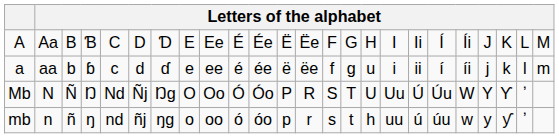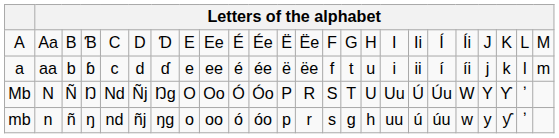(351, 68) g -> (351, 68) t
(351, 119) t -> (351, 119) g
